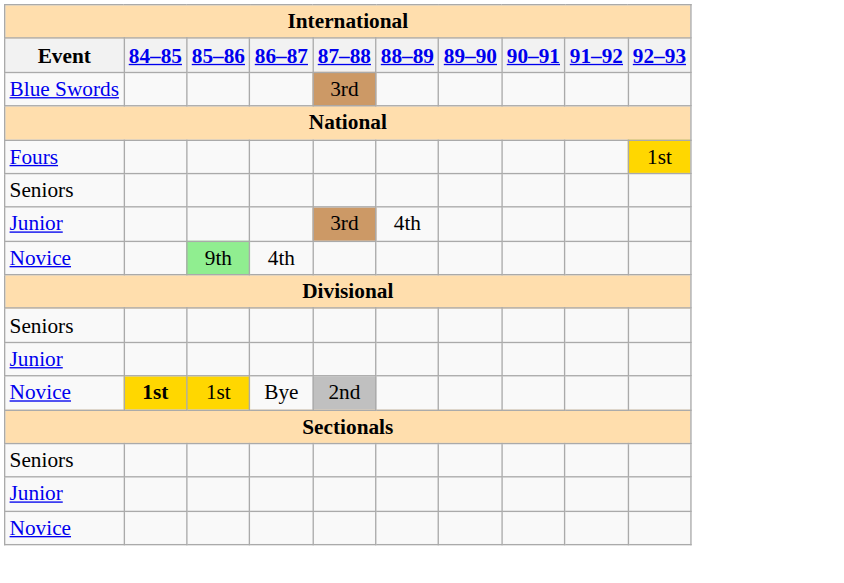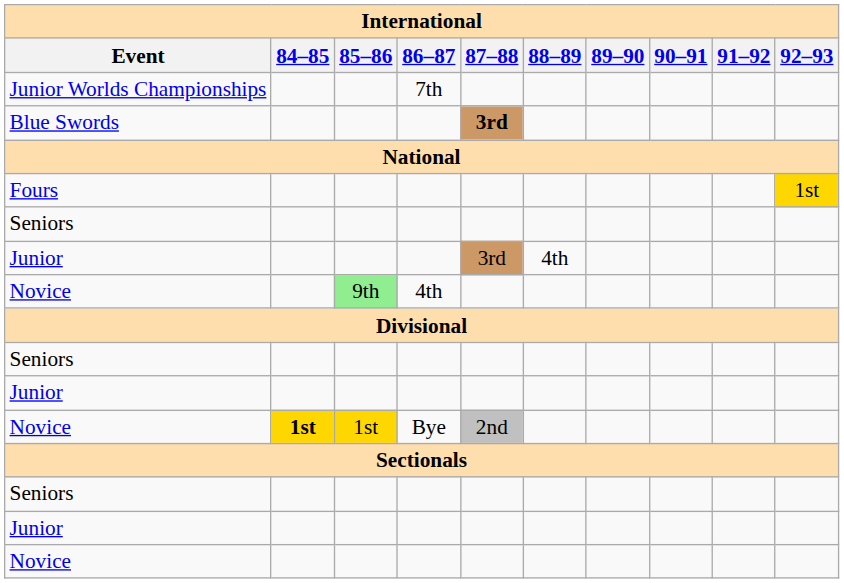+ row: (138, 88)
(344, 88) normal -> (492, 122) bold
